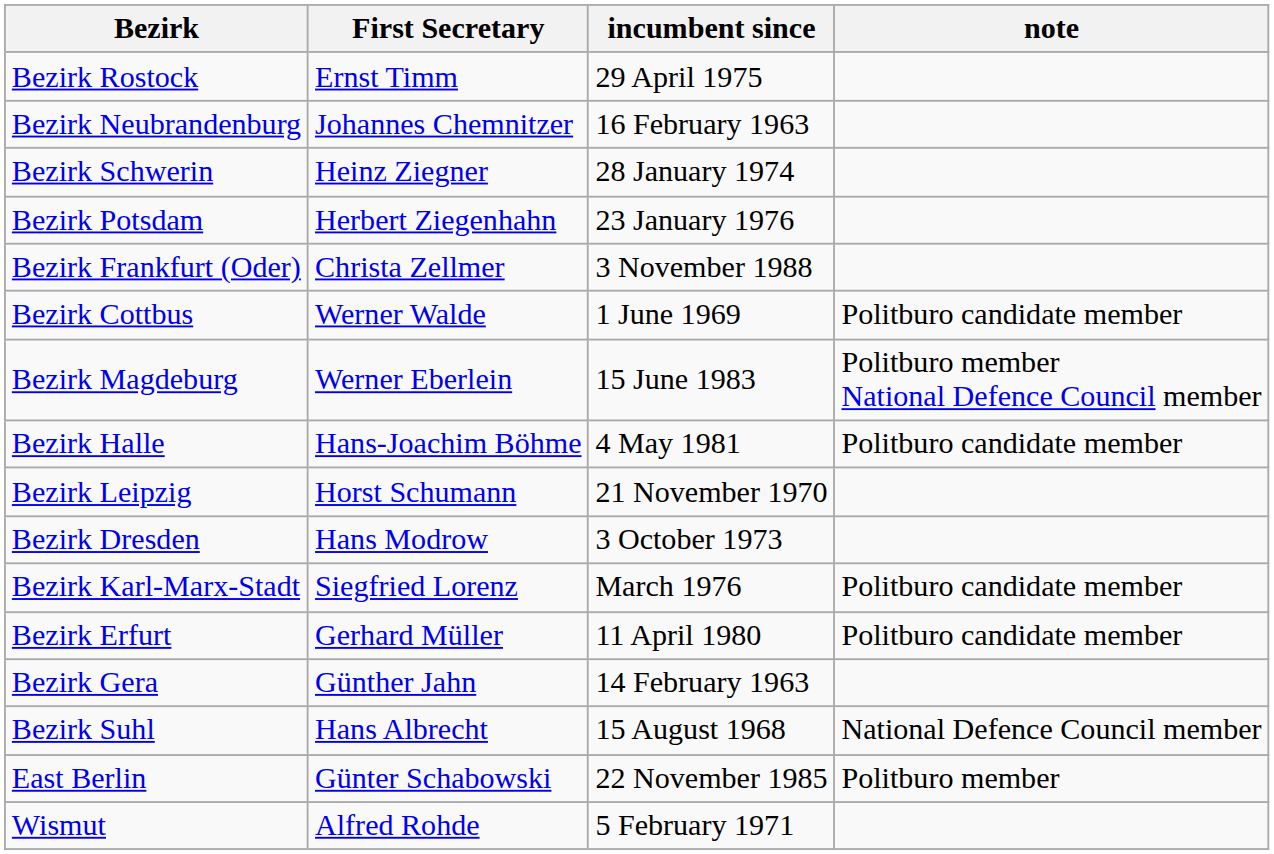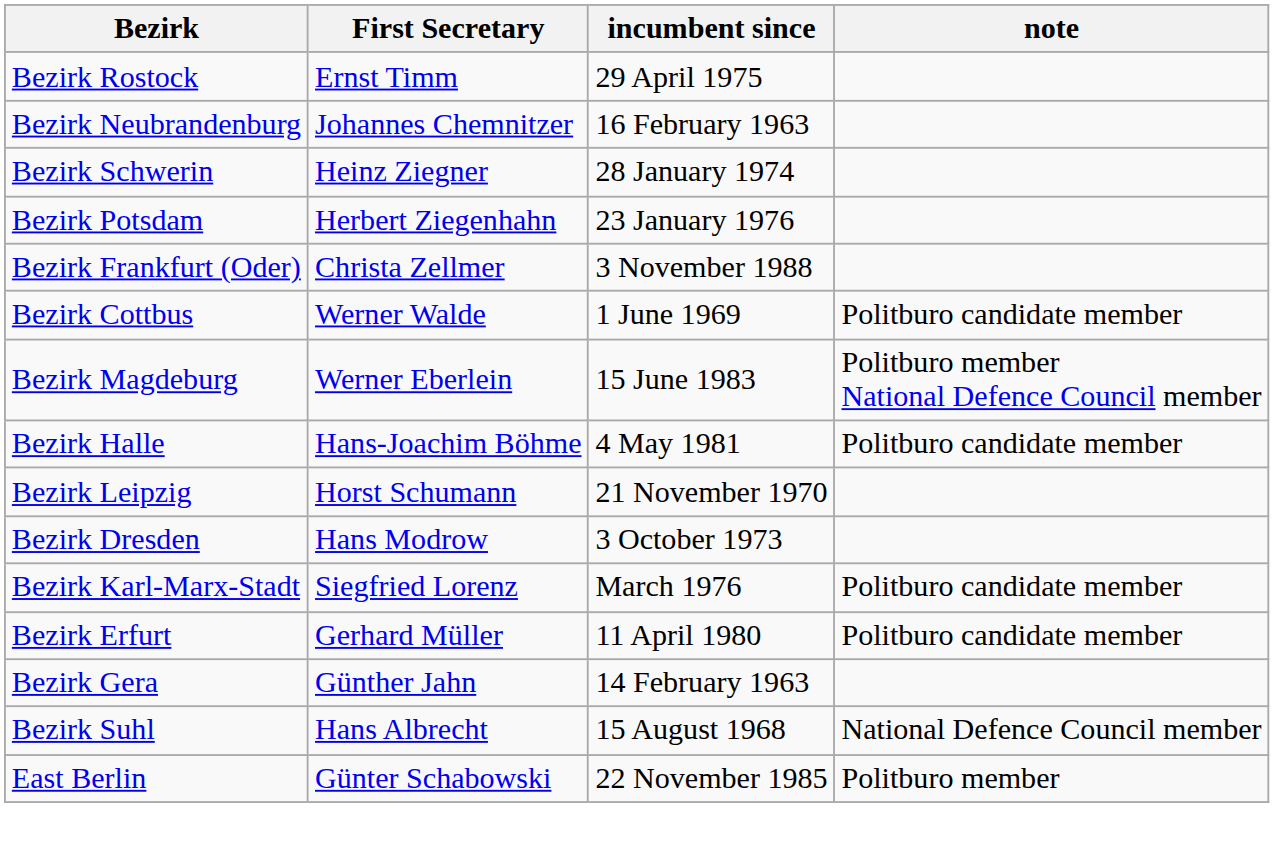- row: (59, 825)
